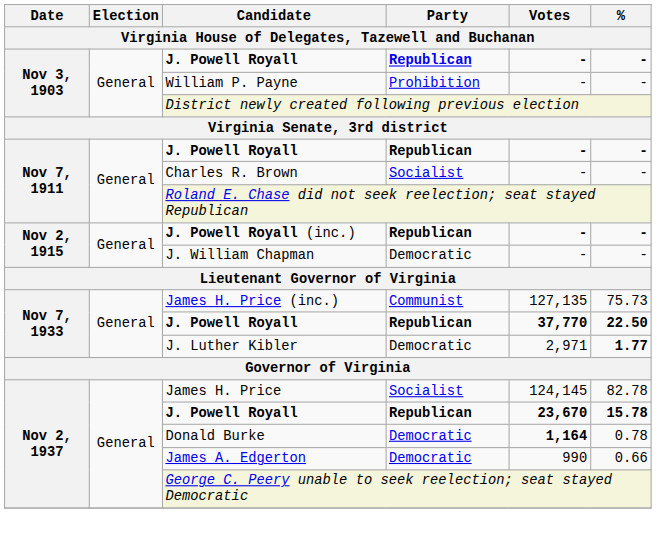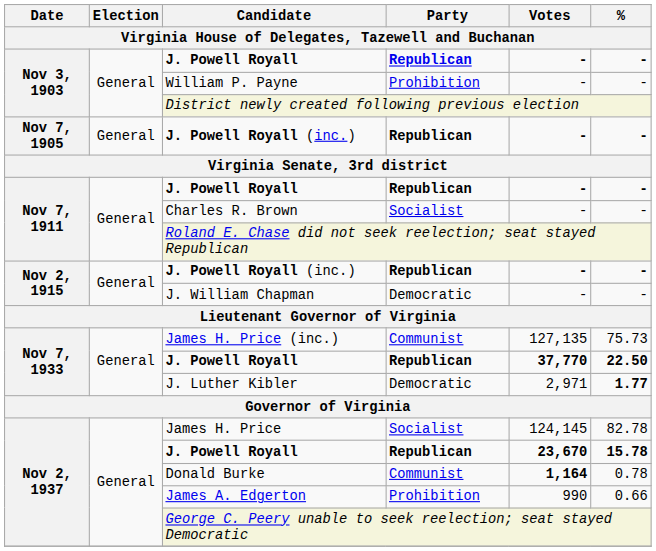+ row: (47, 136)
(430, 436) Democratic -> (426, 474) Communist
(430, 458) Democratic -> (435, 497) Prohibition
